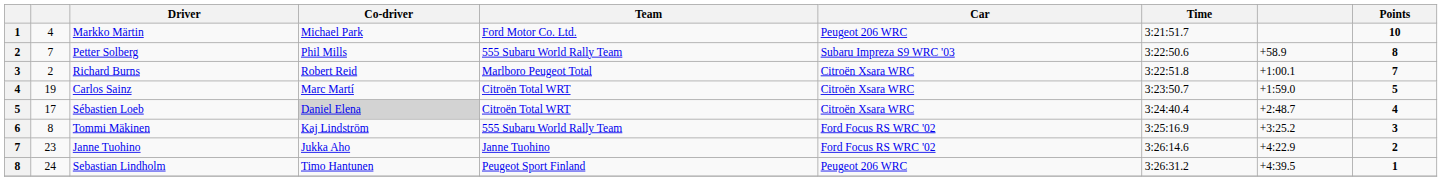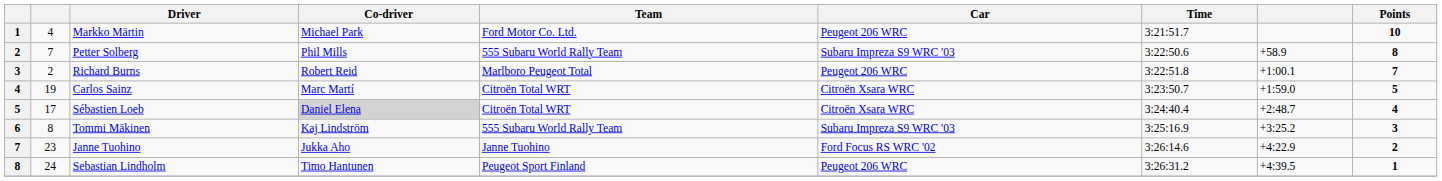(867, 70) Citroën Xsara WRC -> (864, 70) Peugeot 206 WRC
(878, 128) Ford Focus RS WRC '02 -> (888, 128) Subaru Impreza S9 WRC '03
